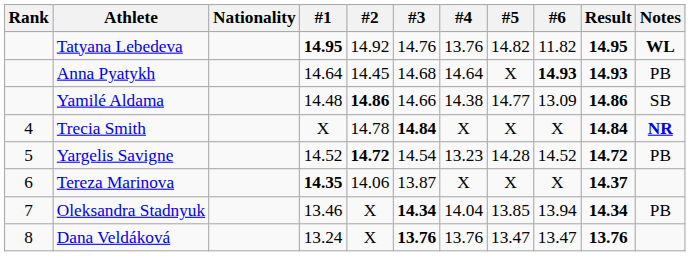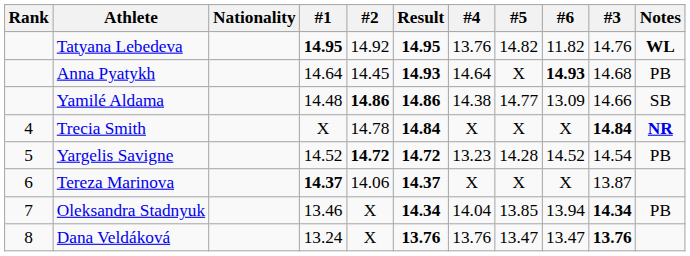columns swapped: (417, 18) <-> (608, 18)
(323, 182) 14.35 -> (323, 182) 14.37
